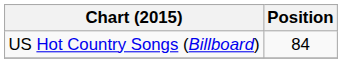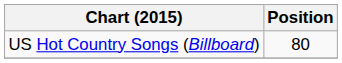(300, 44) 84 -> (300, 44) 80
